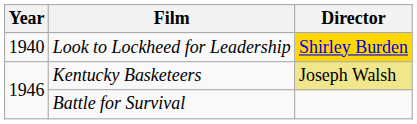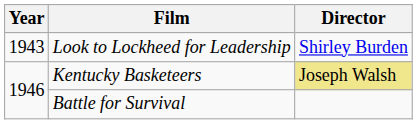(27, 47) 1940 -> (27, 47) 1943
(353, 47) gold background -> (353, 47) no background
